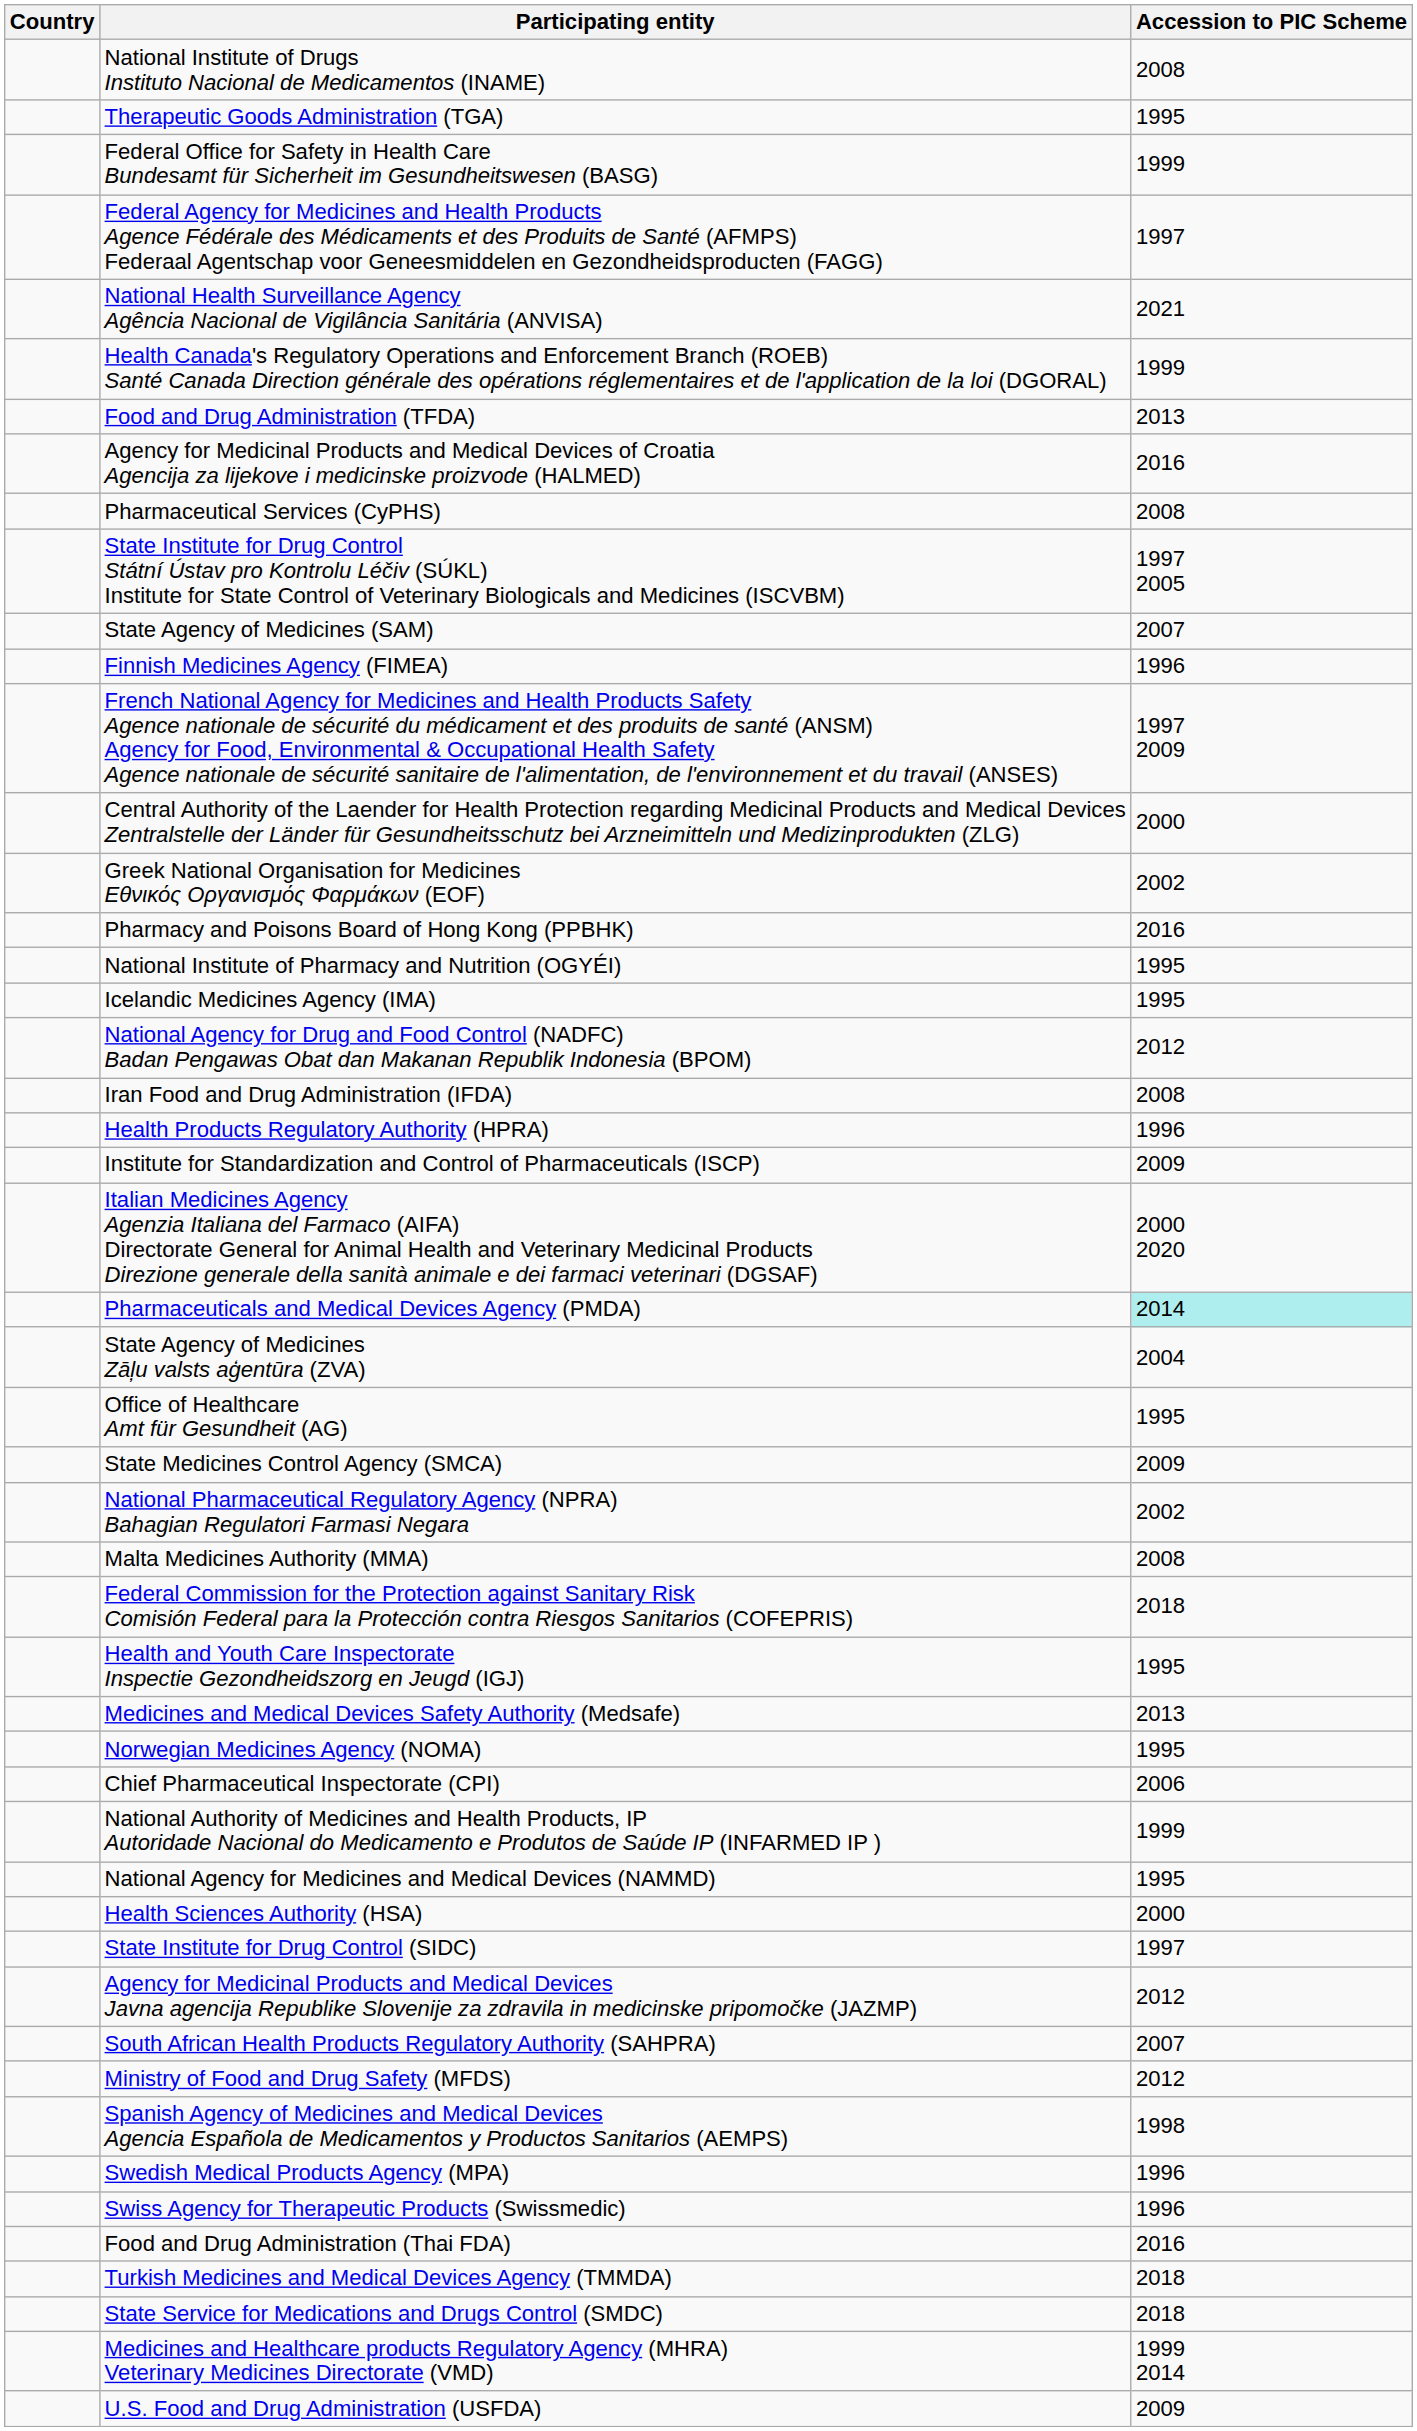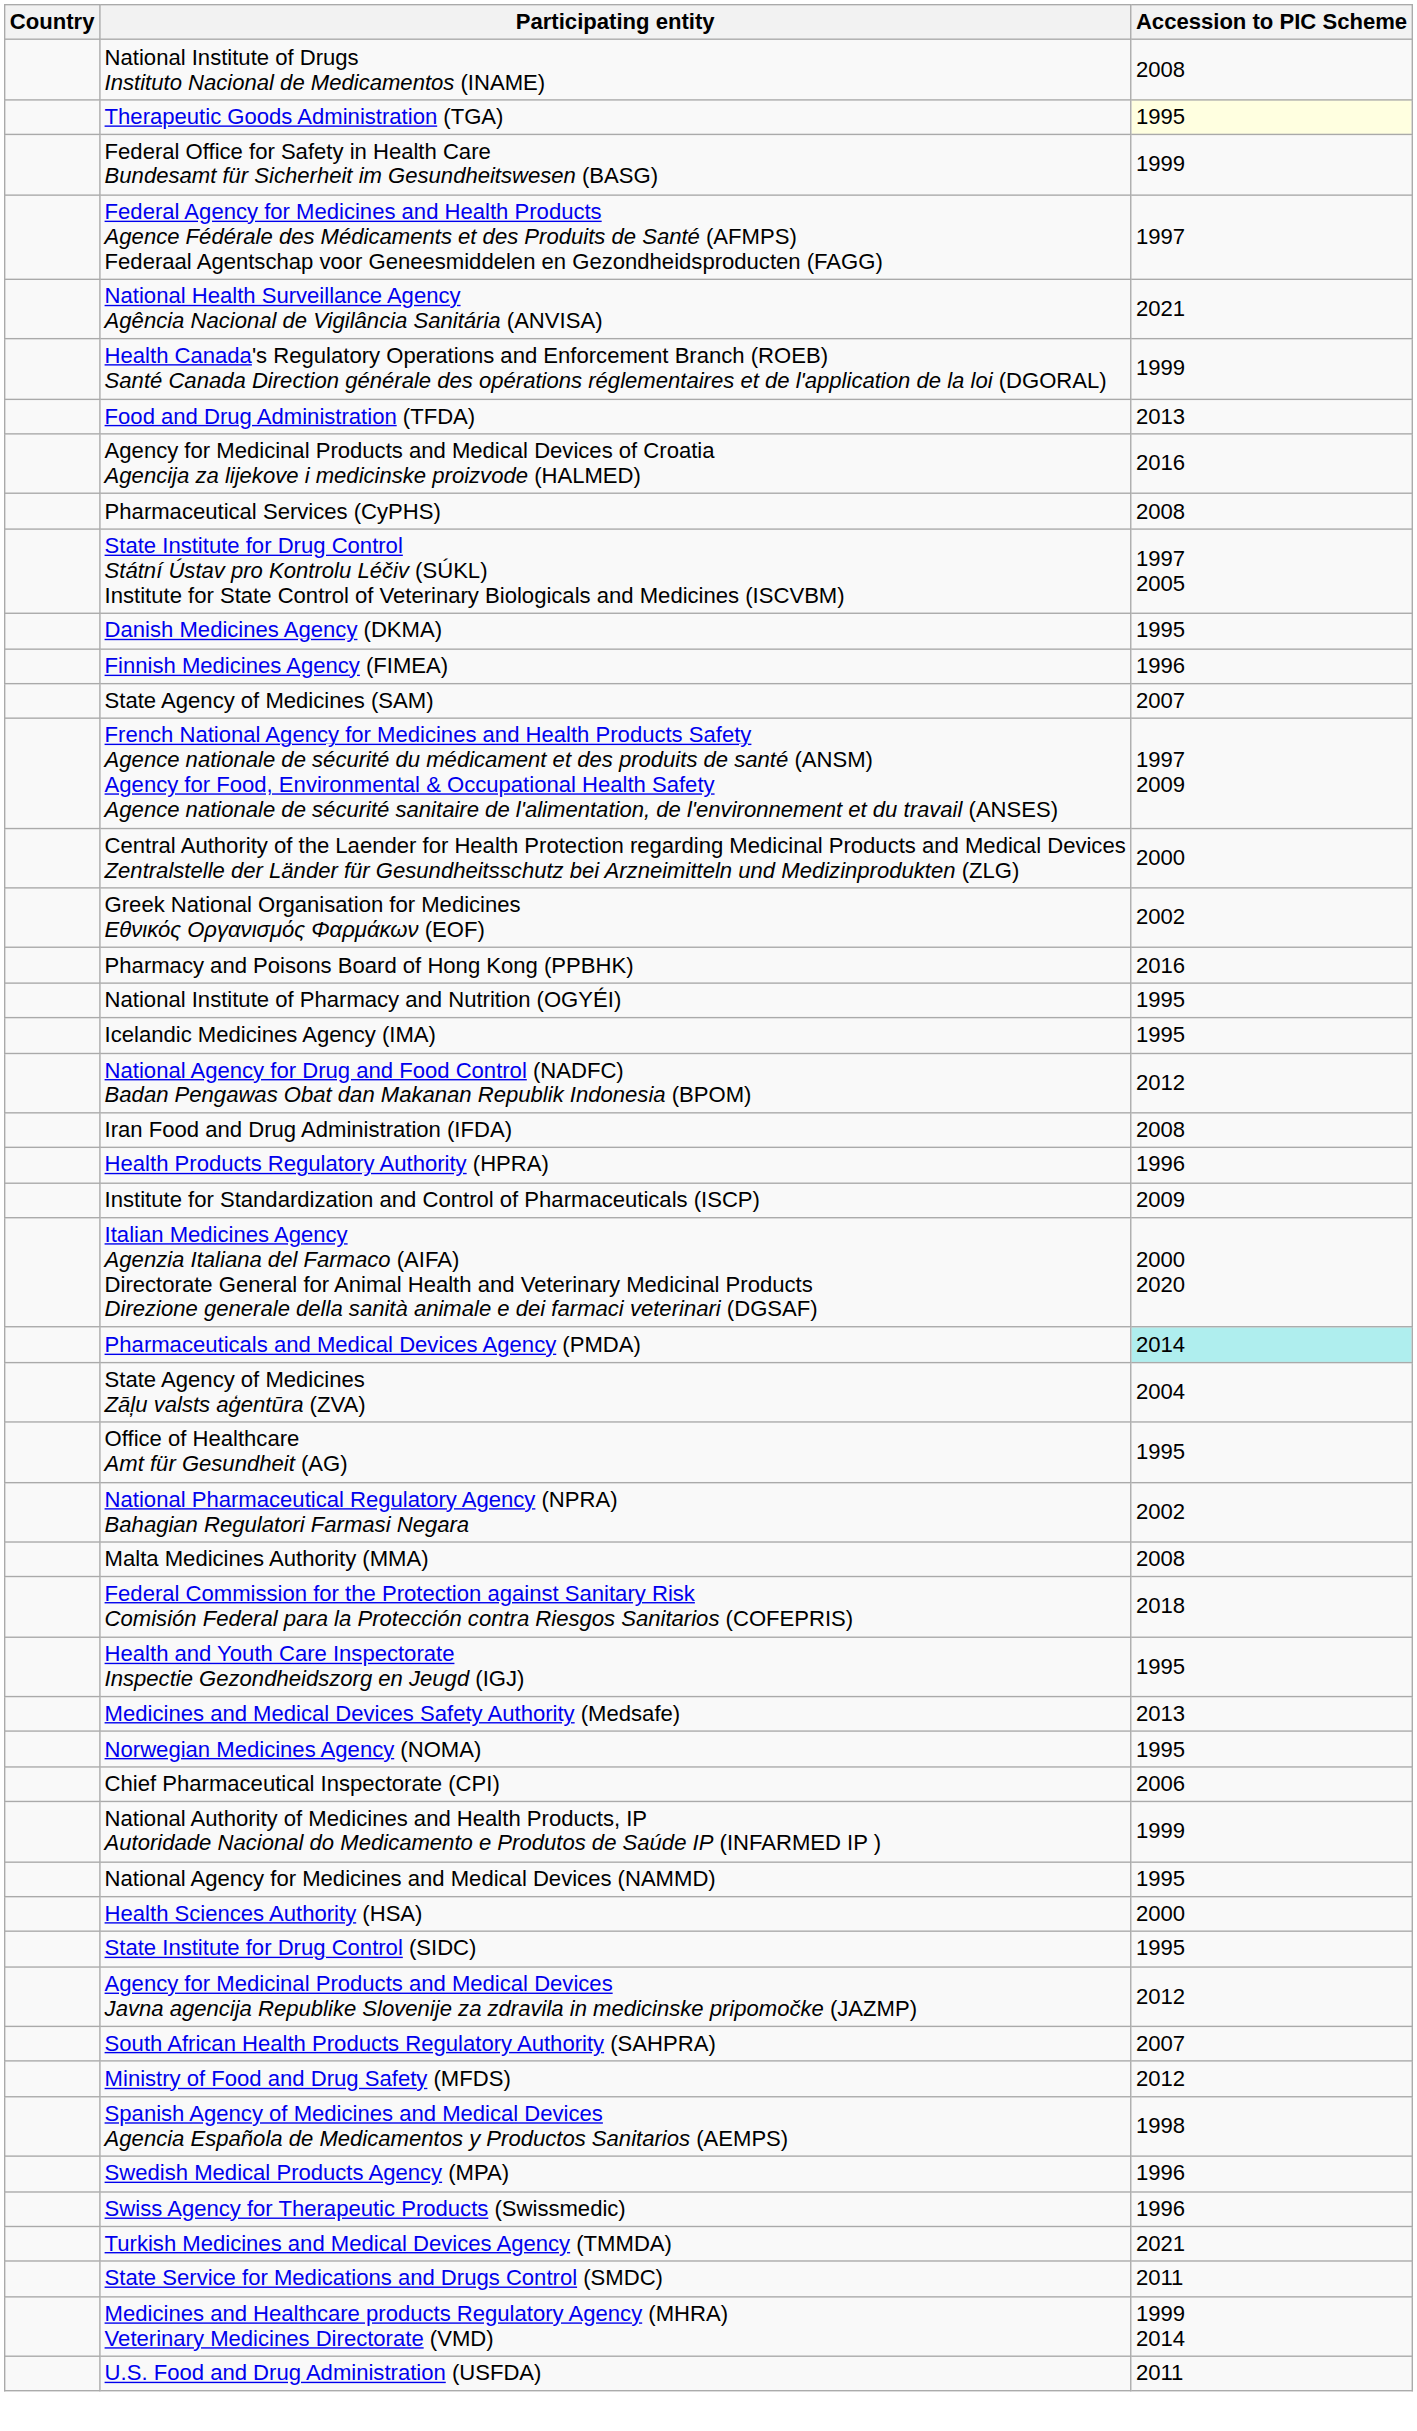(1160, 116) no background -> (1160, 116) lightyellow background
+ row: (273, 630)
rows swapped: (269, 630) <-> (276, 665)
- row: (303, 1464)
(1160, 1948) 1997 -> (1160, 1948) 1995
- row: (308, 2243)
(1160, 2278) 2018 -> (1160, 2243) 2021
(1160, 2313) 2018 -> (1160, 2278) 2011
(1160, 2408) 2009 -> (1160, 2373) 2011
